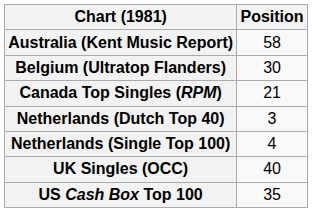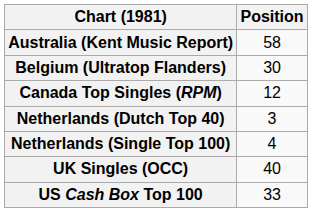(272, 93) 21 -> (272, 93) 12
(272, 194) 35 -> (272, 194) 33
